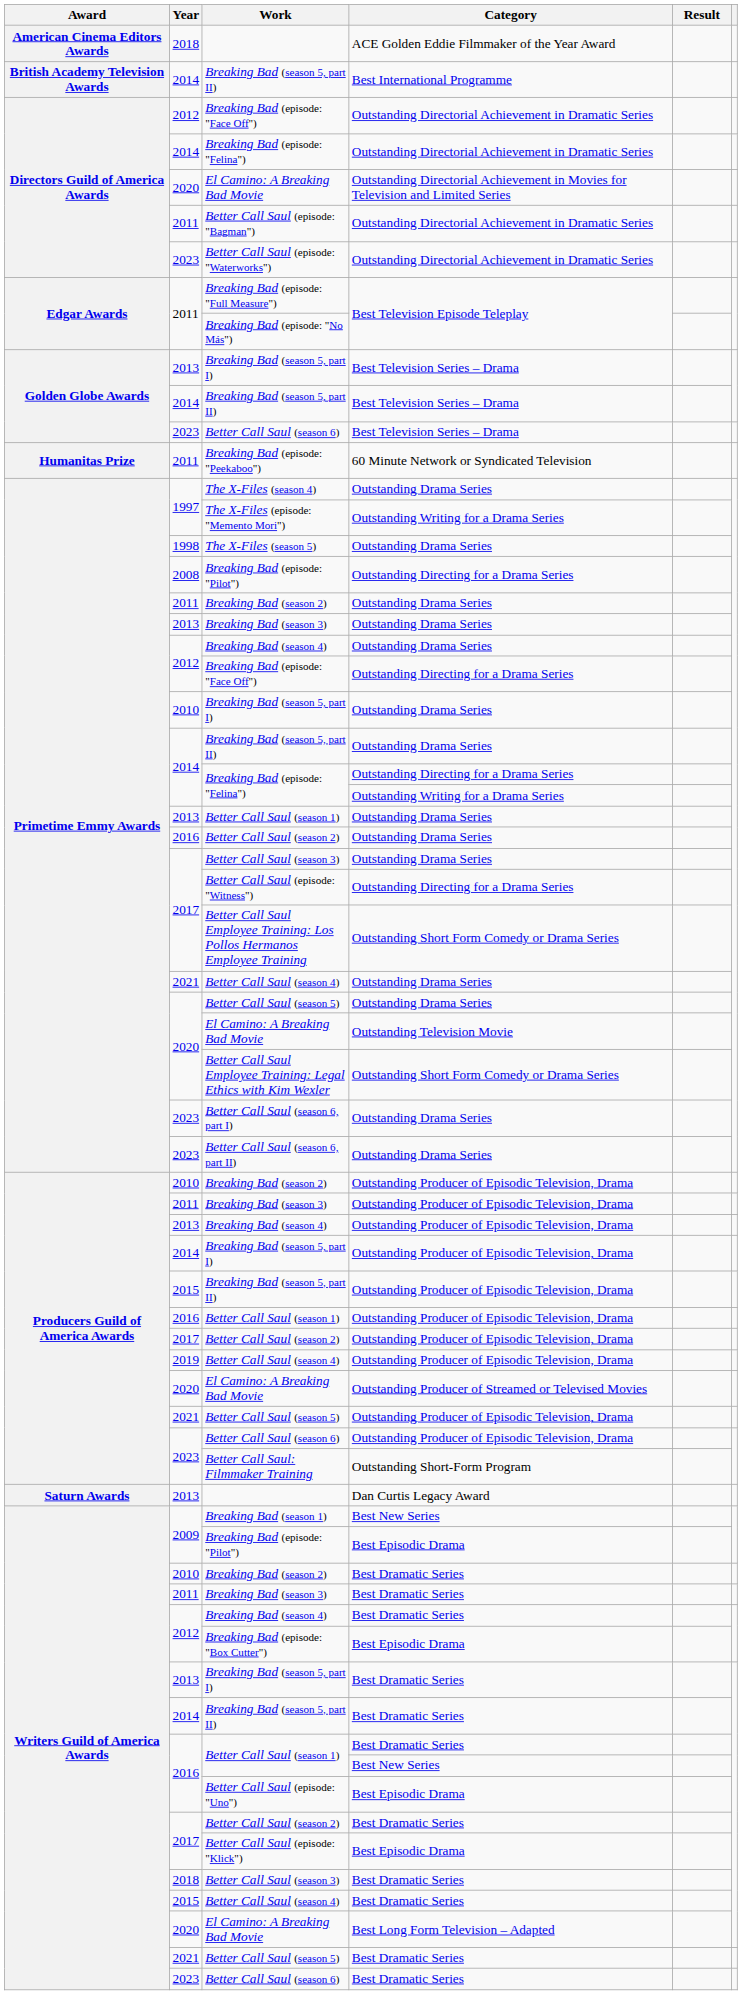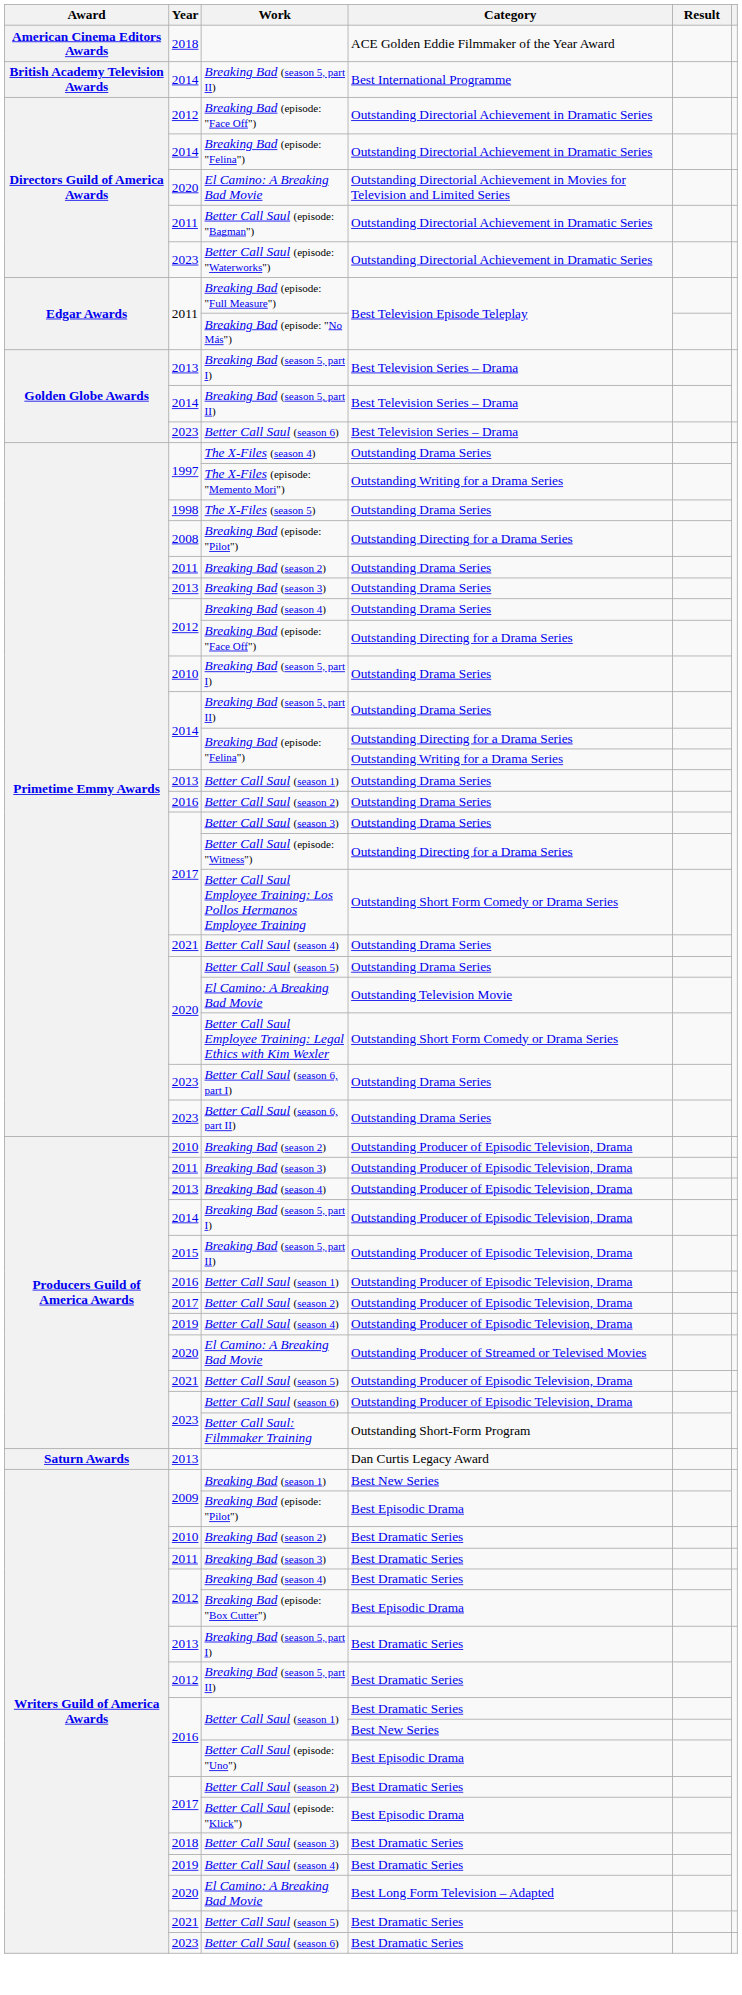- row: (264, 460)
(186, 1716) 2014 -> (185, 1680) 2012
(186, 1900) 2015 -> (185, 1864) 2019
